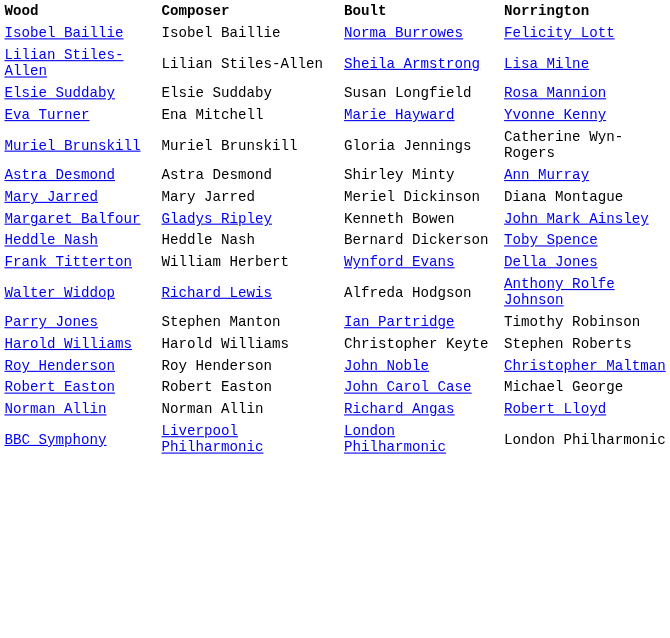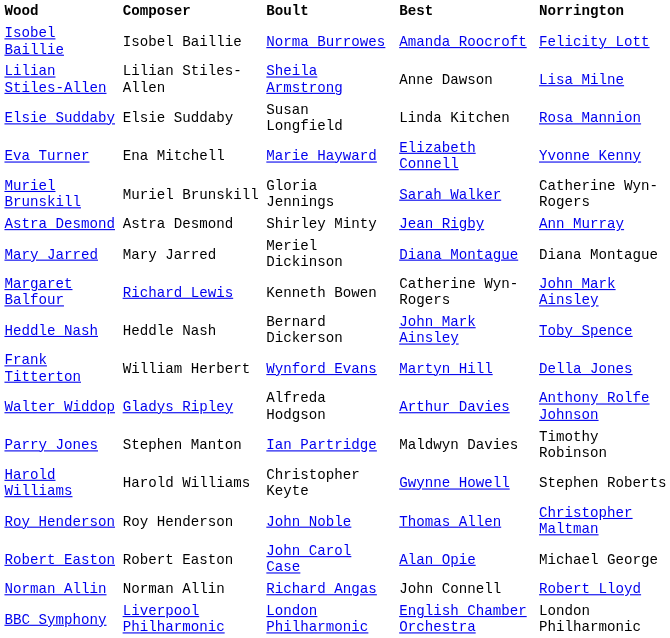+ column: (416, 12)
(217, 219) Gladys Ripley -> (178, 292) Richard Lewis
(217, 292) Richard Lewis -> (178, 407) Gladys Ripley
